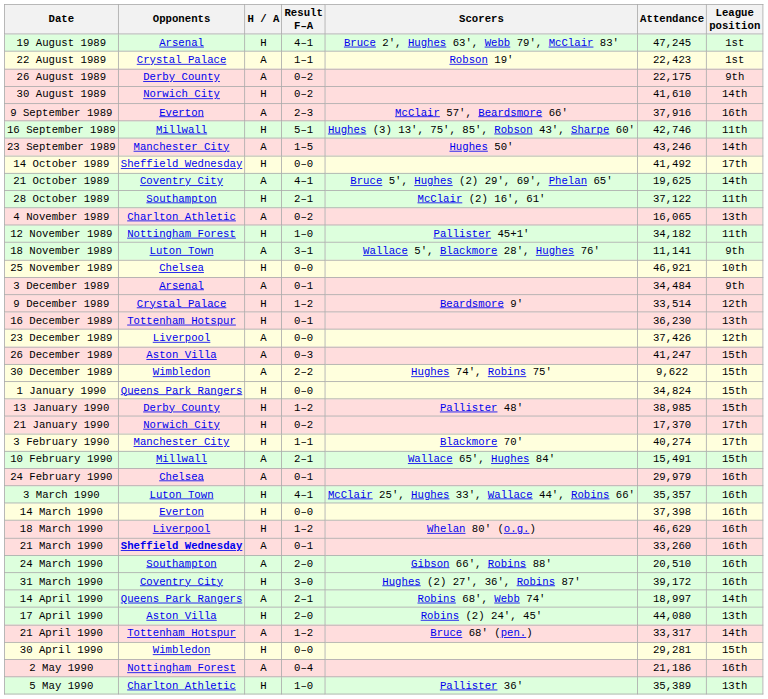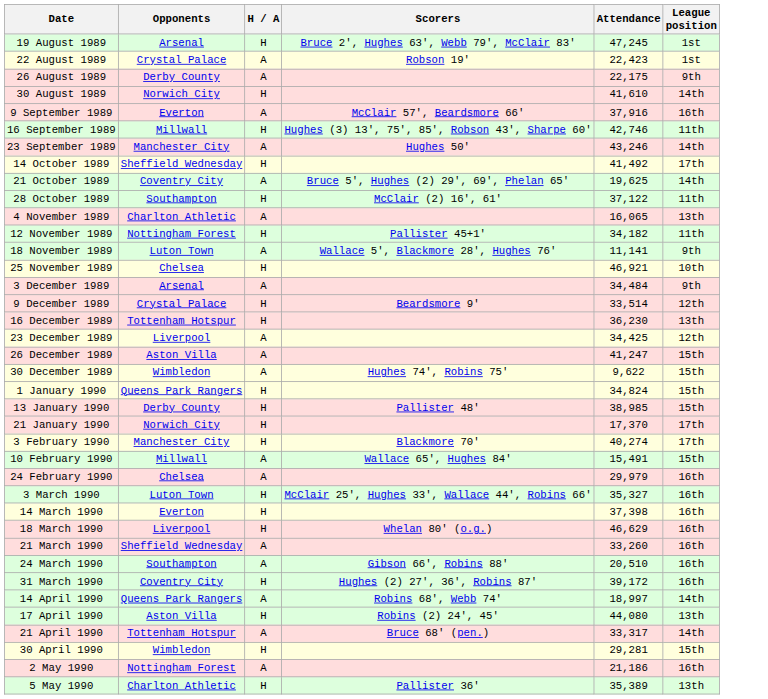- column: (304, 19)
(672, 338) 37,426 -> (629, 338) 34,425
(672, 494) 35,357 -> (629, 494) 35,327
(182, 547) bold -> (182, 547) normal
